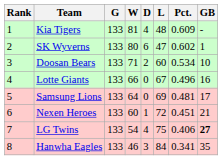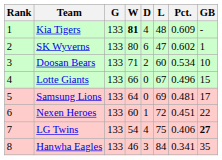(133, 29) normal -> (133, 29) bold
(205, 79) 16 -> (205, 79) 15
(205, 113) 21 -> (205, 113) 22
